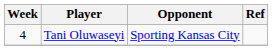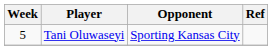(23, 34) 4 -> (23, 34) 5
